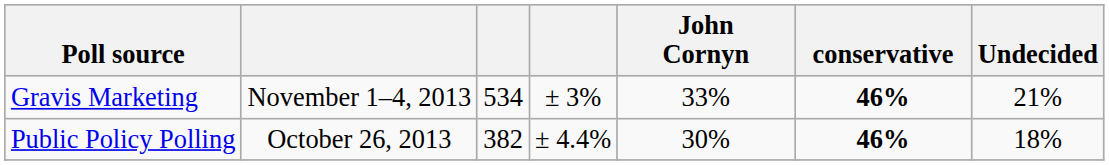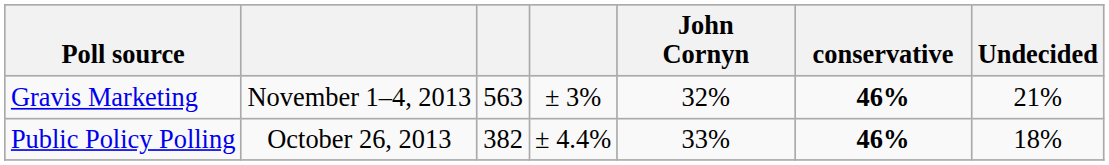(503, 97) 534 -> (503, 97) 563
(706, 97) 33% -> (706, 97) 32%
(706, 138) 30% -> (706, 138) 33%
